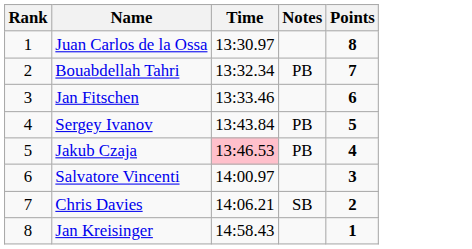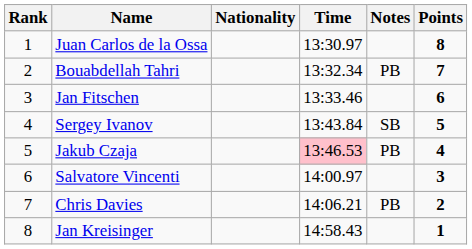+ column: (255, 17)
(302, 124) PB -> (390, 124) SB
(302, 204) SB -> (390, 204) PB
